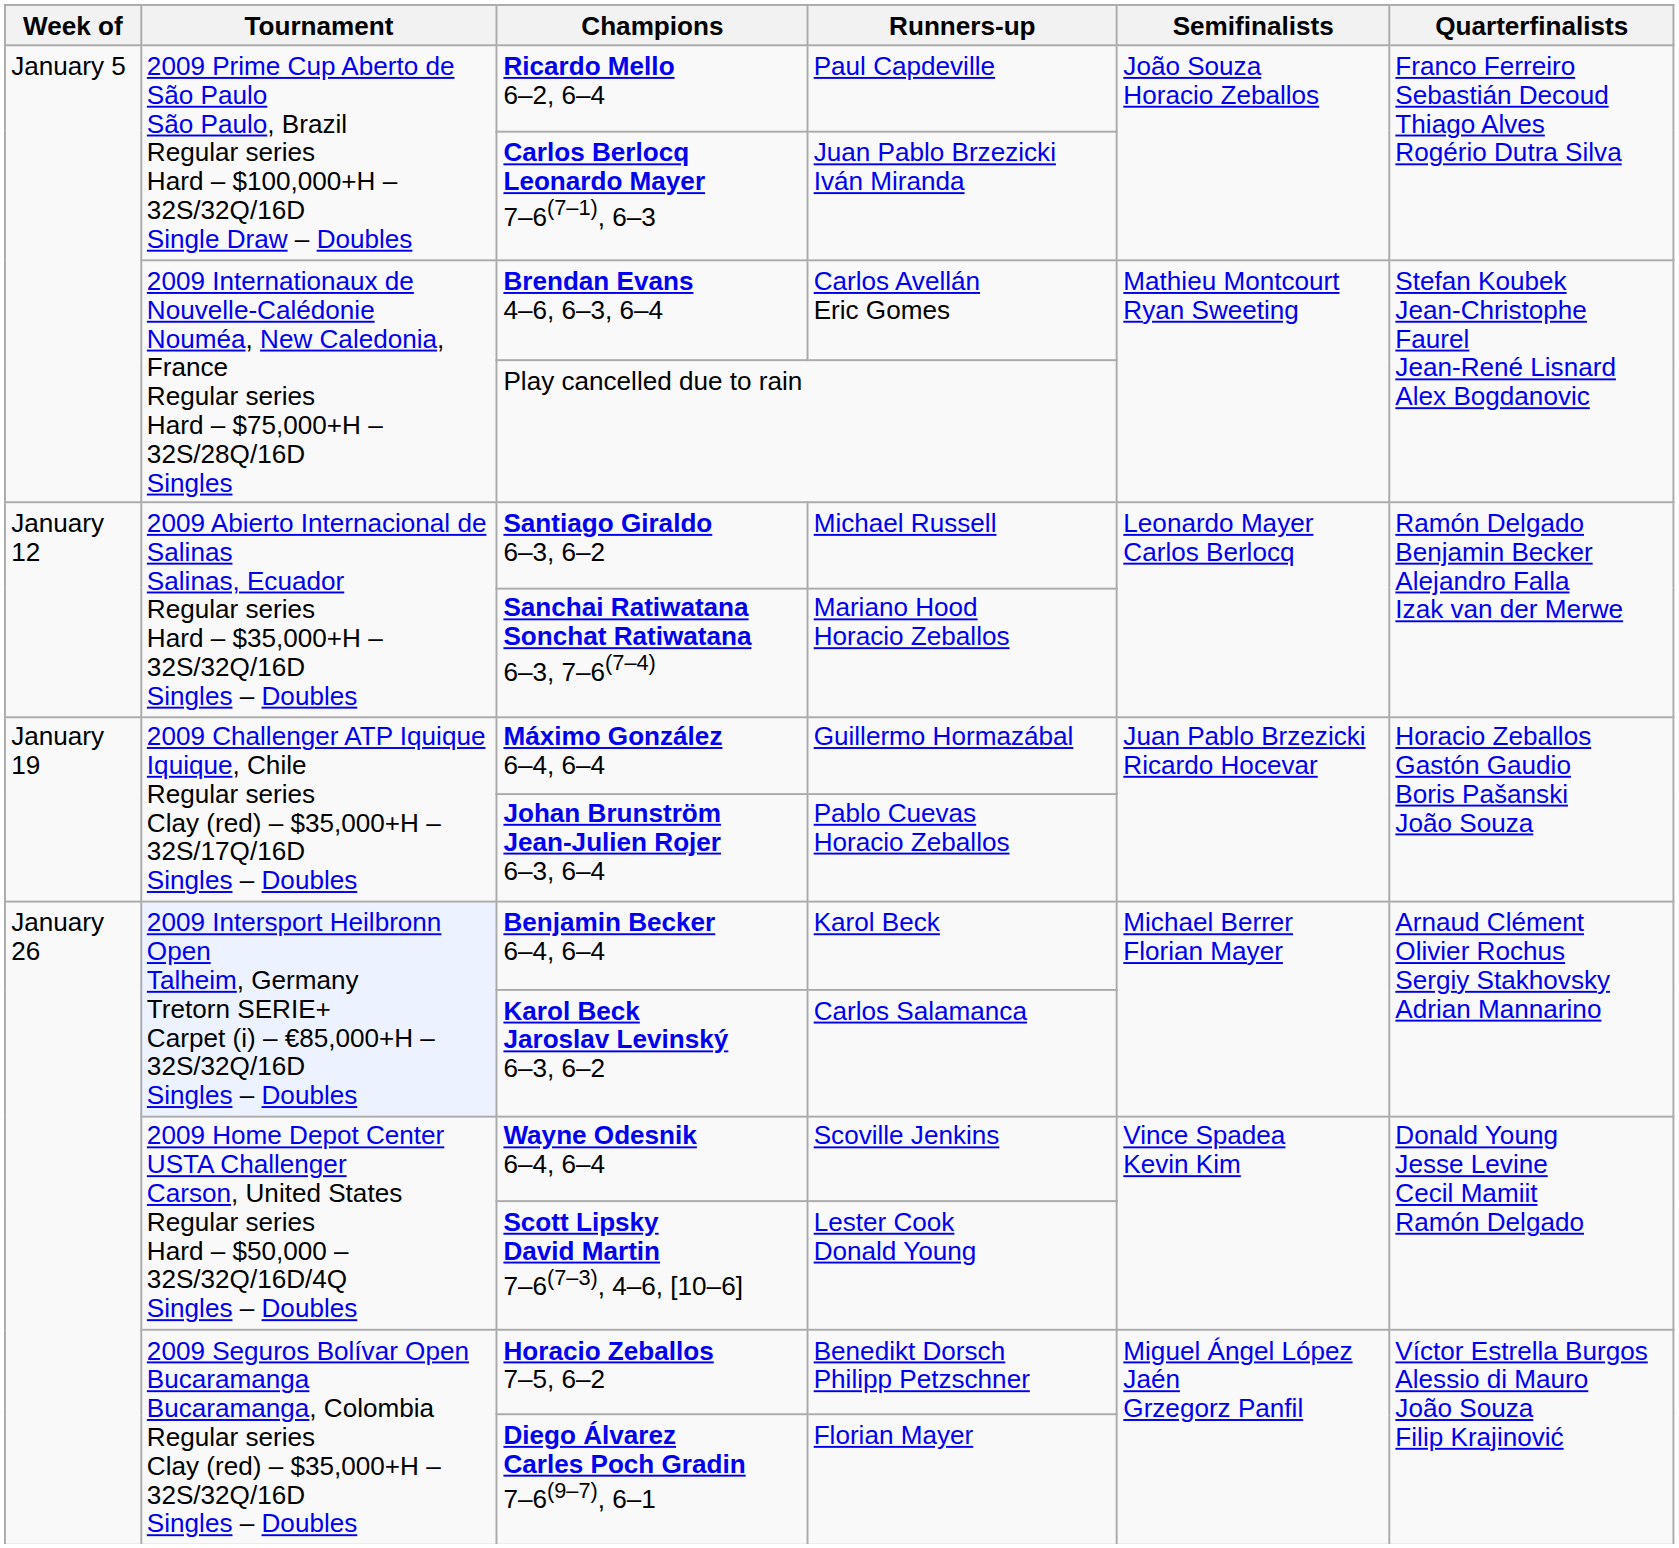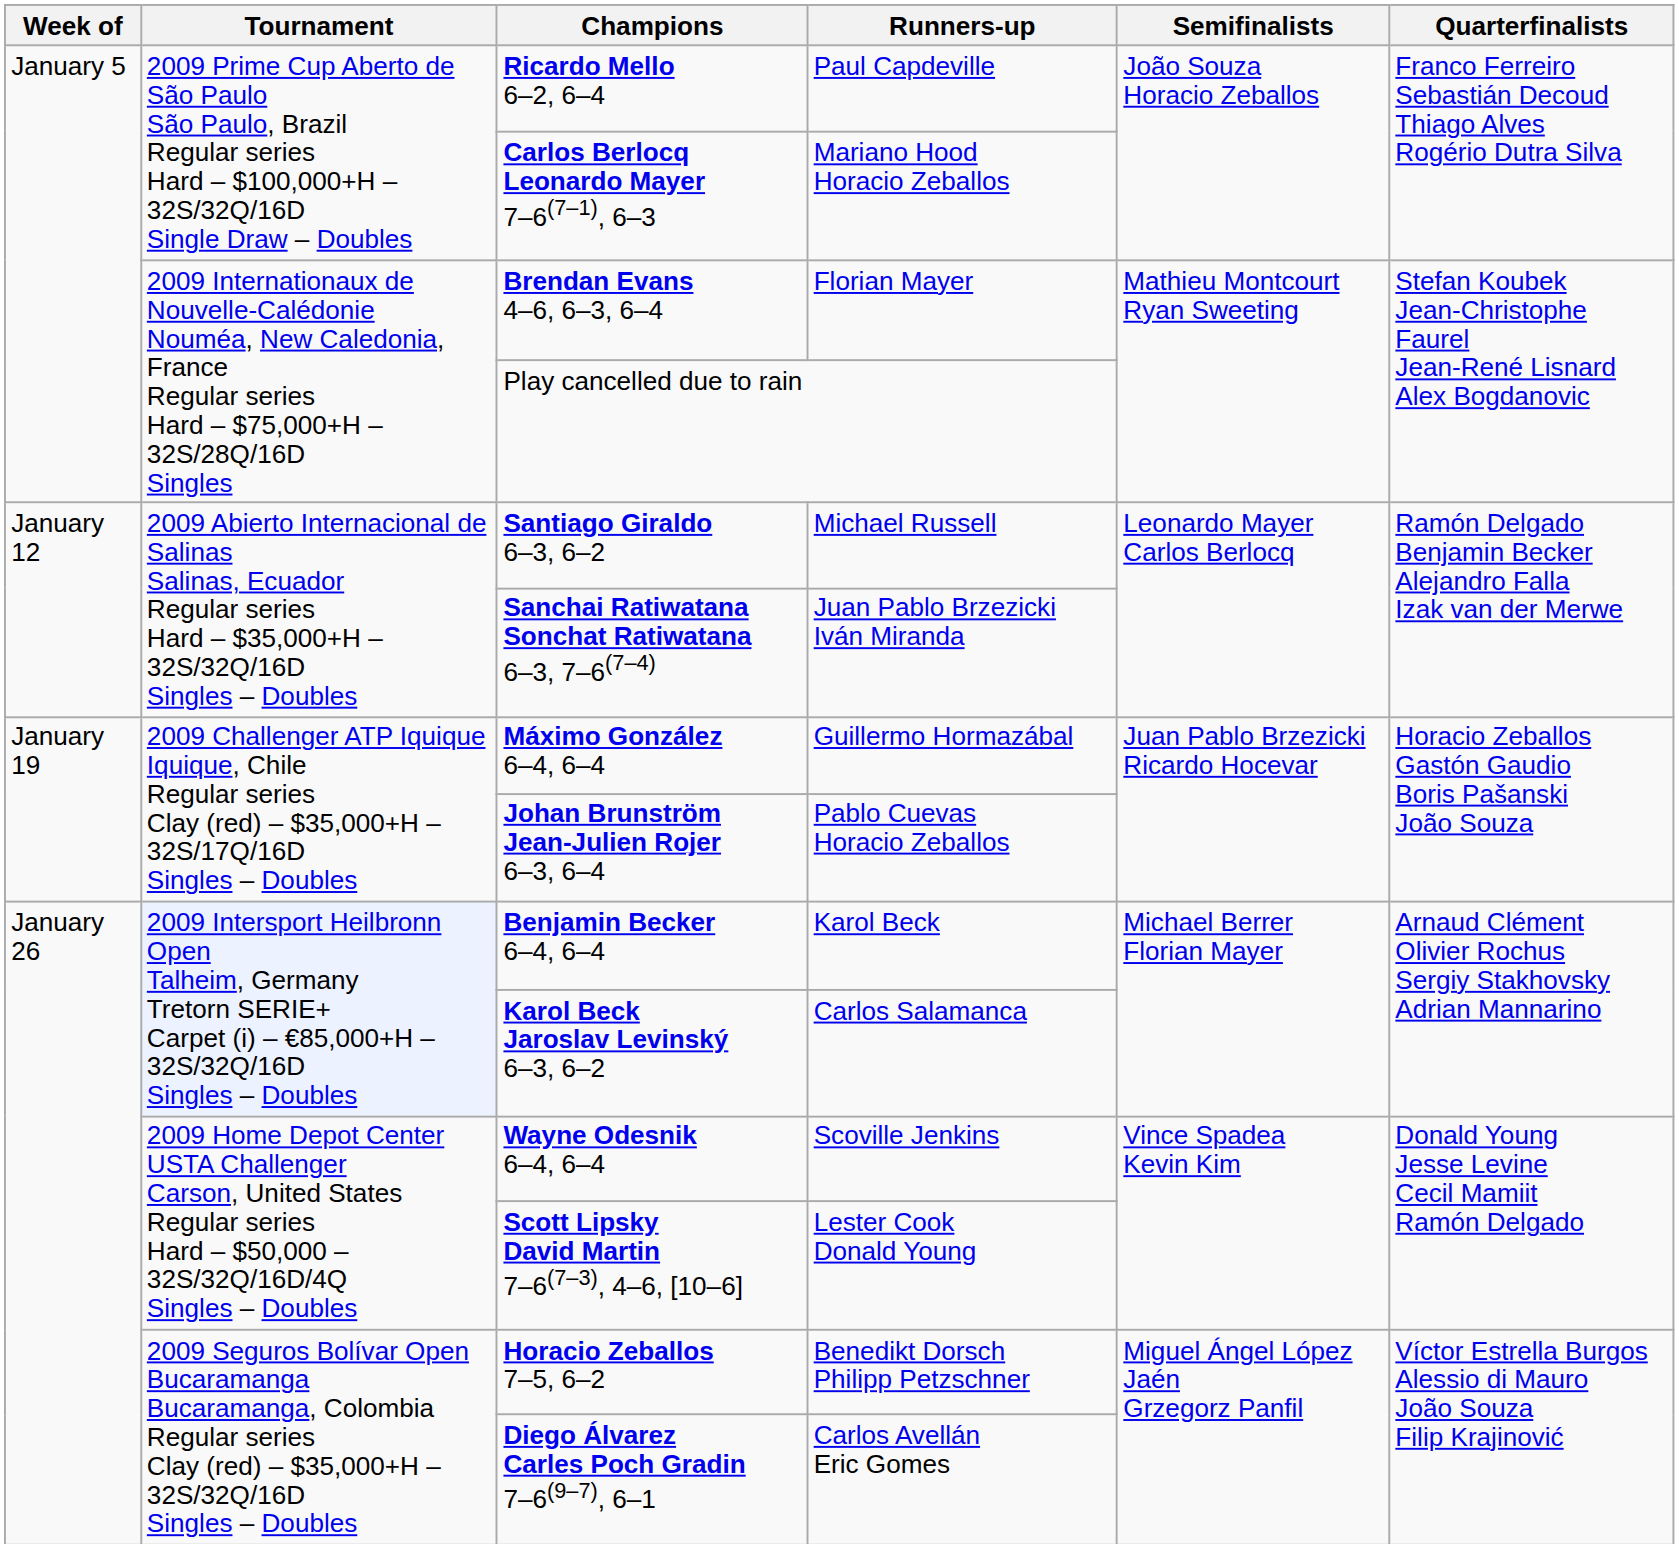(935, 166) Juan Pablo Brzezicki Iván Miranda -> (912, 166) Mariano Hood Horacio Zeballos
(897, 295) Carlos Avellán Eric Gomes -> (893, 280) Florian Mayer
(912, 623) Mariano Hood Horacio Zeballos -> (935, 623) Juan Pablo Brzezicki Iván Miranda
(893, 1435) Florian Mayer -> (897, 1450) Carlos Avellán Eric Gomes
